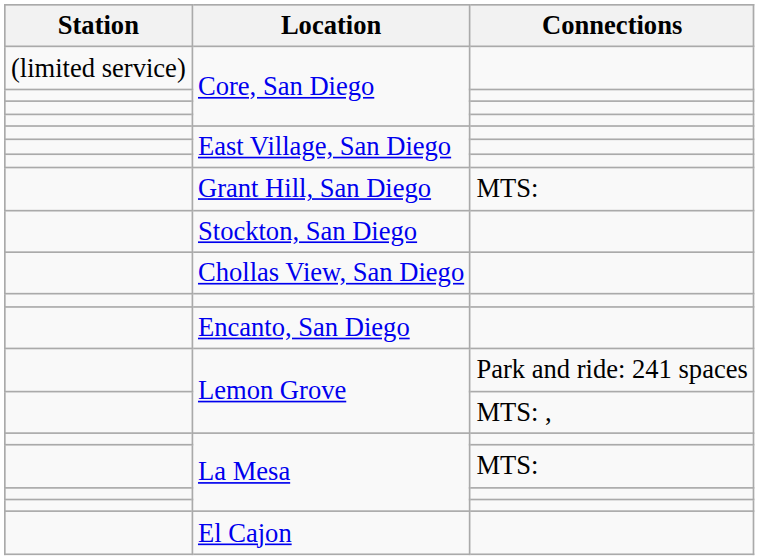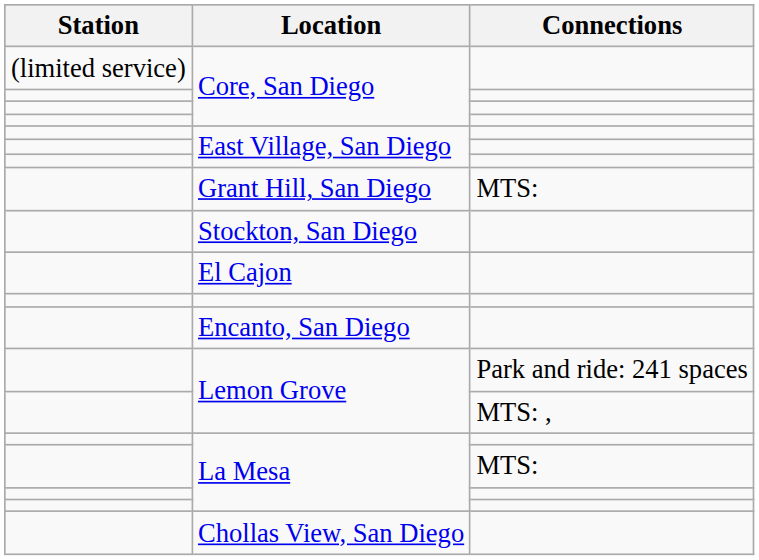rows swapped: (331, 272) <-> (245, 532)
